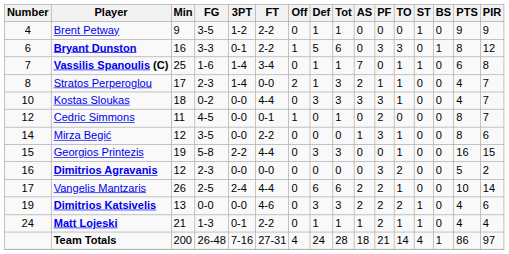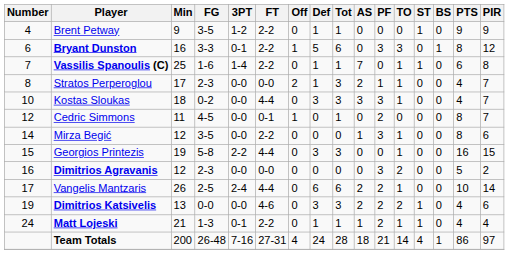(266, 65) 3-4 -> (266, 65) 2-2
(239, 83) 1-4 -> (239, 83) 0-0
